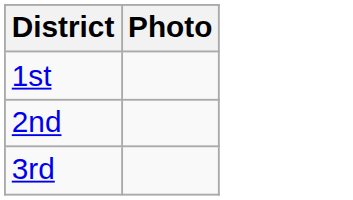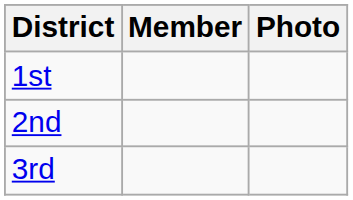+ column: (185, 28)
